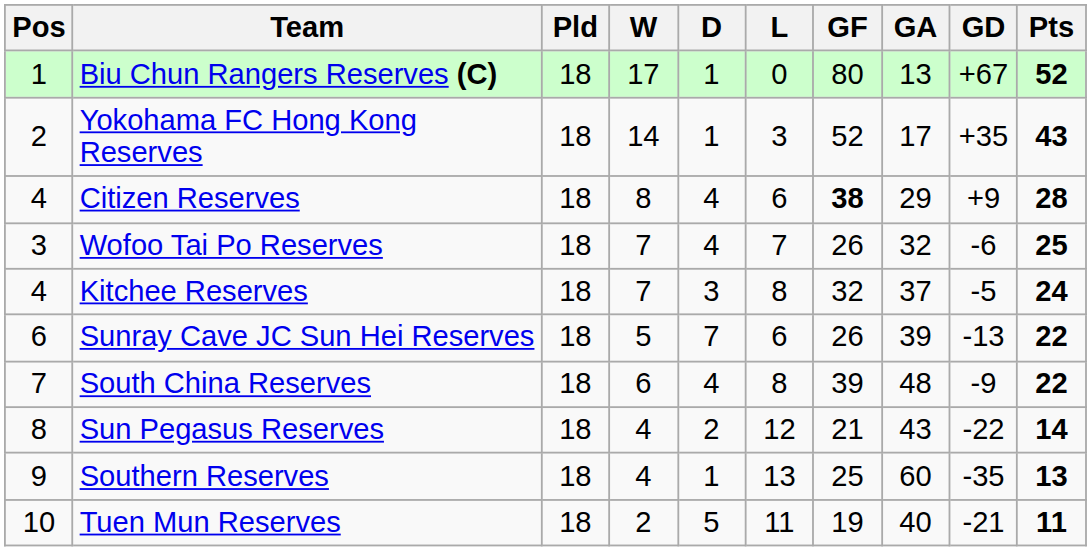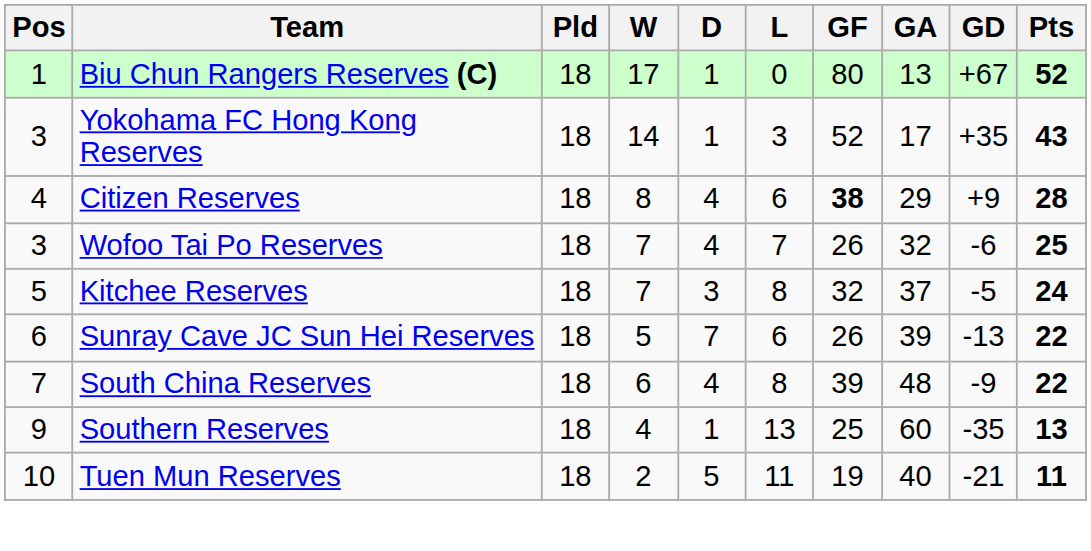(39, 136) 2 -> (39, 136) 3
(39, 291) 4 -> (39, 291) 5
- row: (232, 429)
